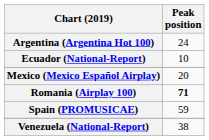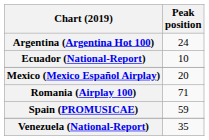(183, 93) bold -> (183, 93) normal
(183, 127) 38 -> (183, 127) 35
